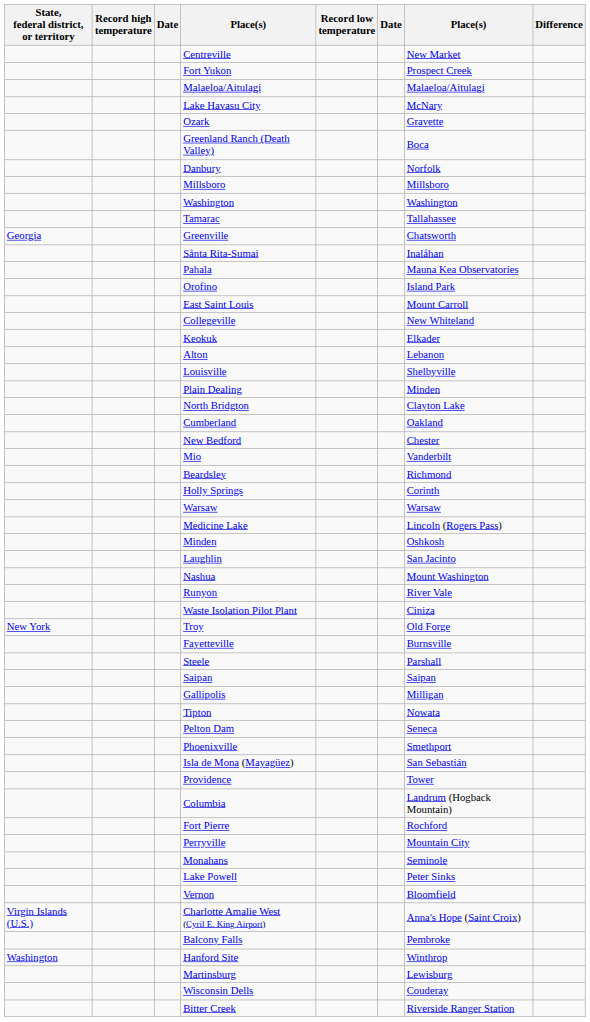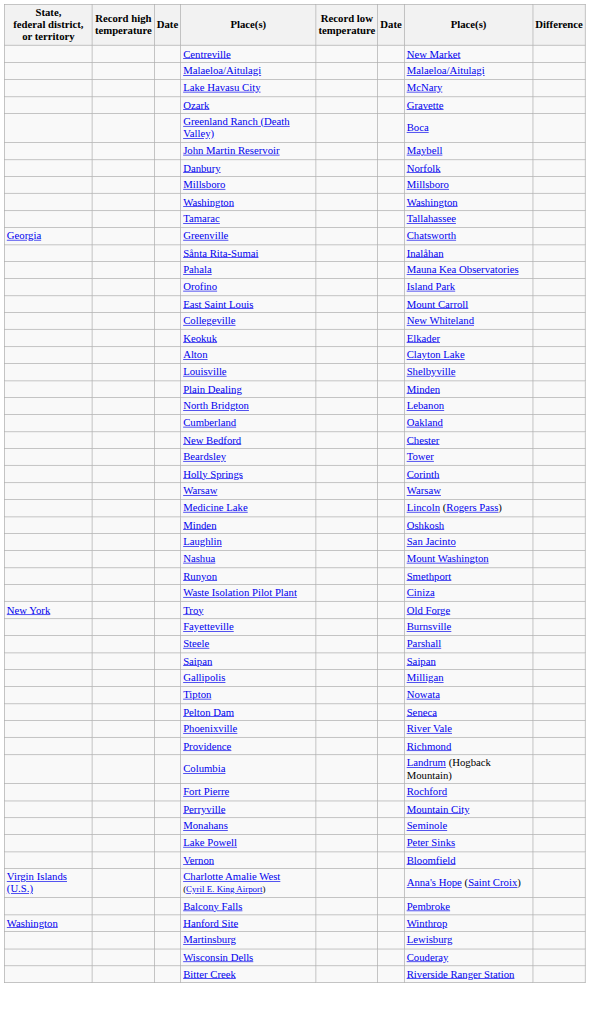- row: (207, 71)
+ row: (231, 151)
(425, 355) Lebanon -> (436, 355) Clayton Lake
(436, 406) Clayton Lake -> (425, 406) Lebanon
- row: (192, 457)
(429, 474) Richmond -> (420, 457) Tower
(429, 593) River Vale -> (429, 576) Smethport
(429, 746) Smethport -> (429, 729) River Vale
- row: (238, 763)
(420, 780) Tower -> (429, 746) Richmond
